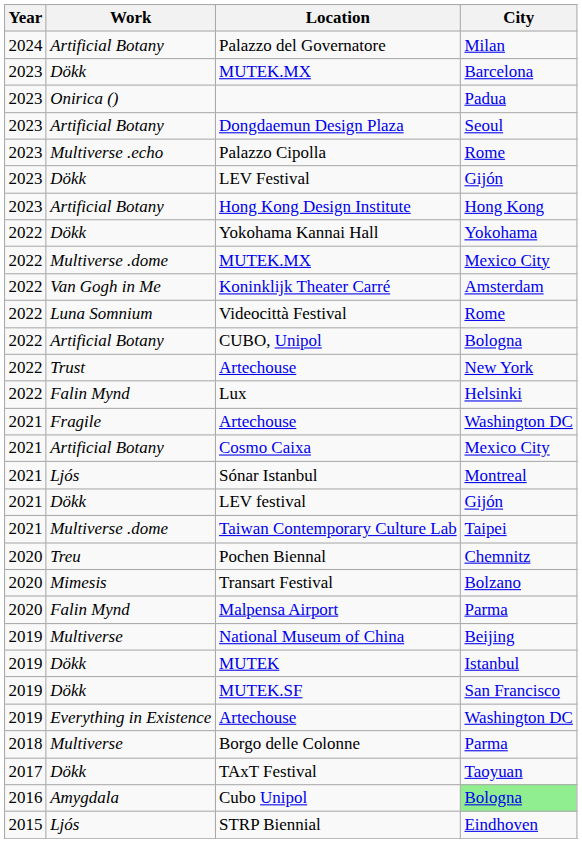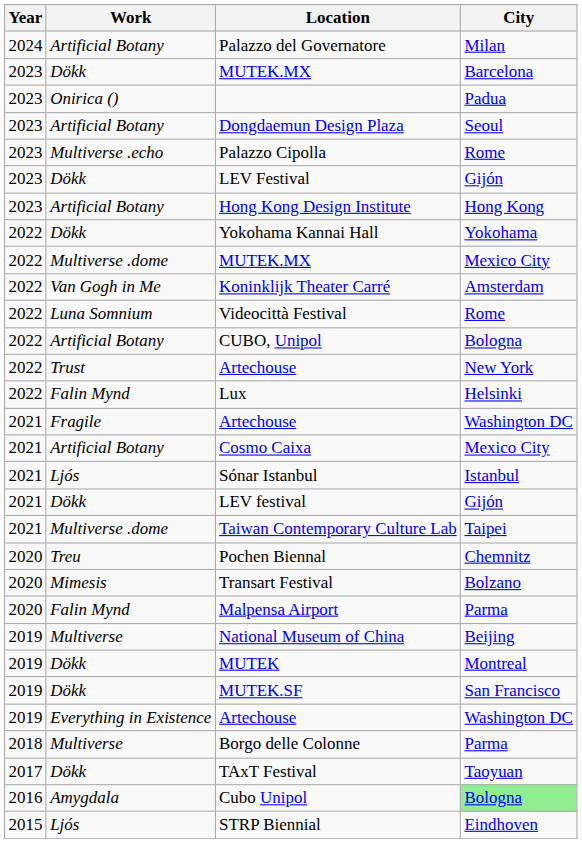(496, 475) Montreal -> (492, 475) Istanbul
(492, 663) Istanbul -> (496, 663) Montreal
